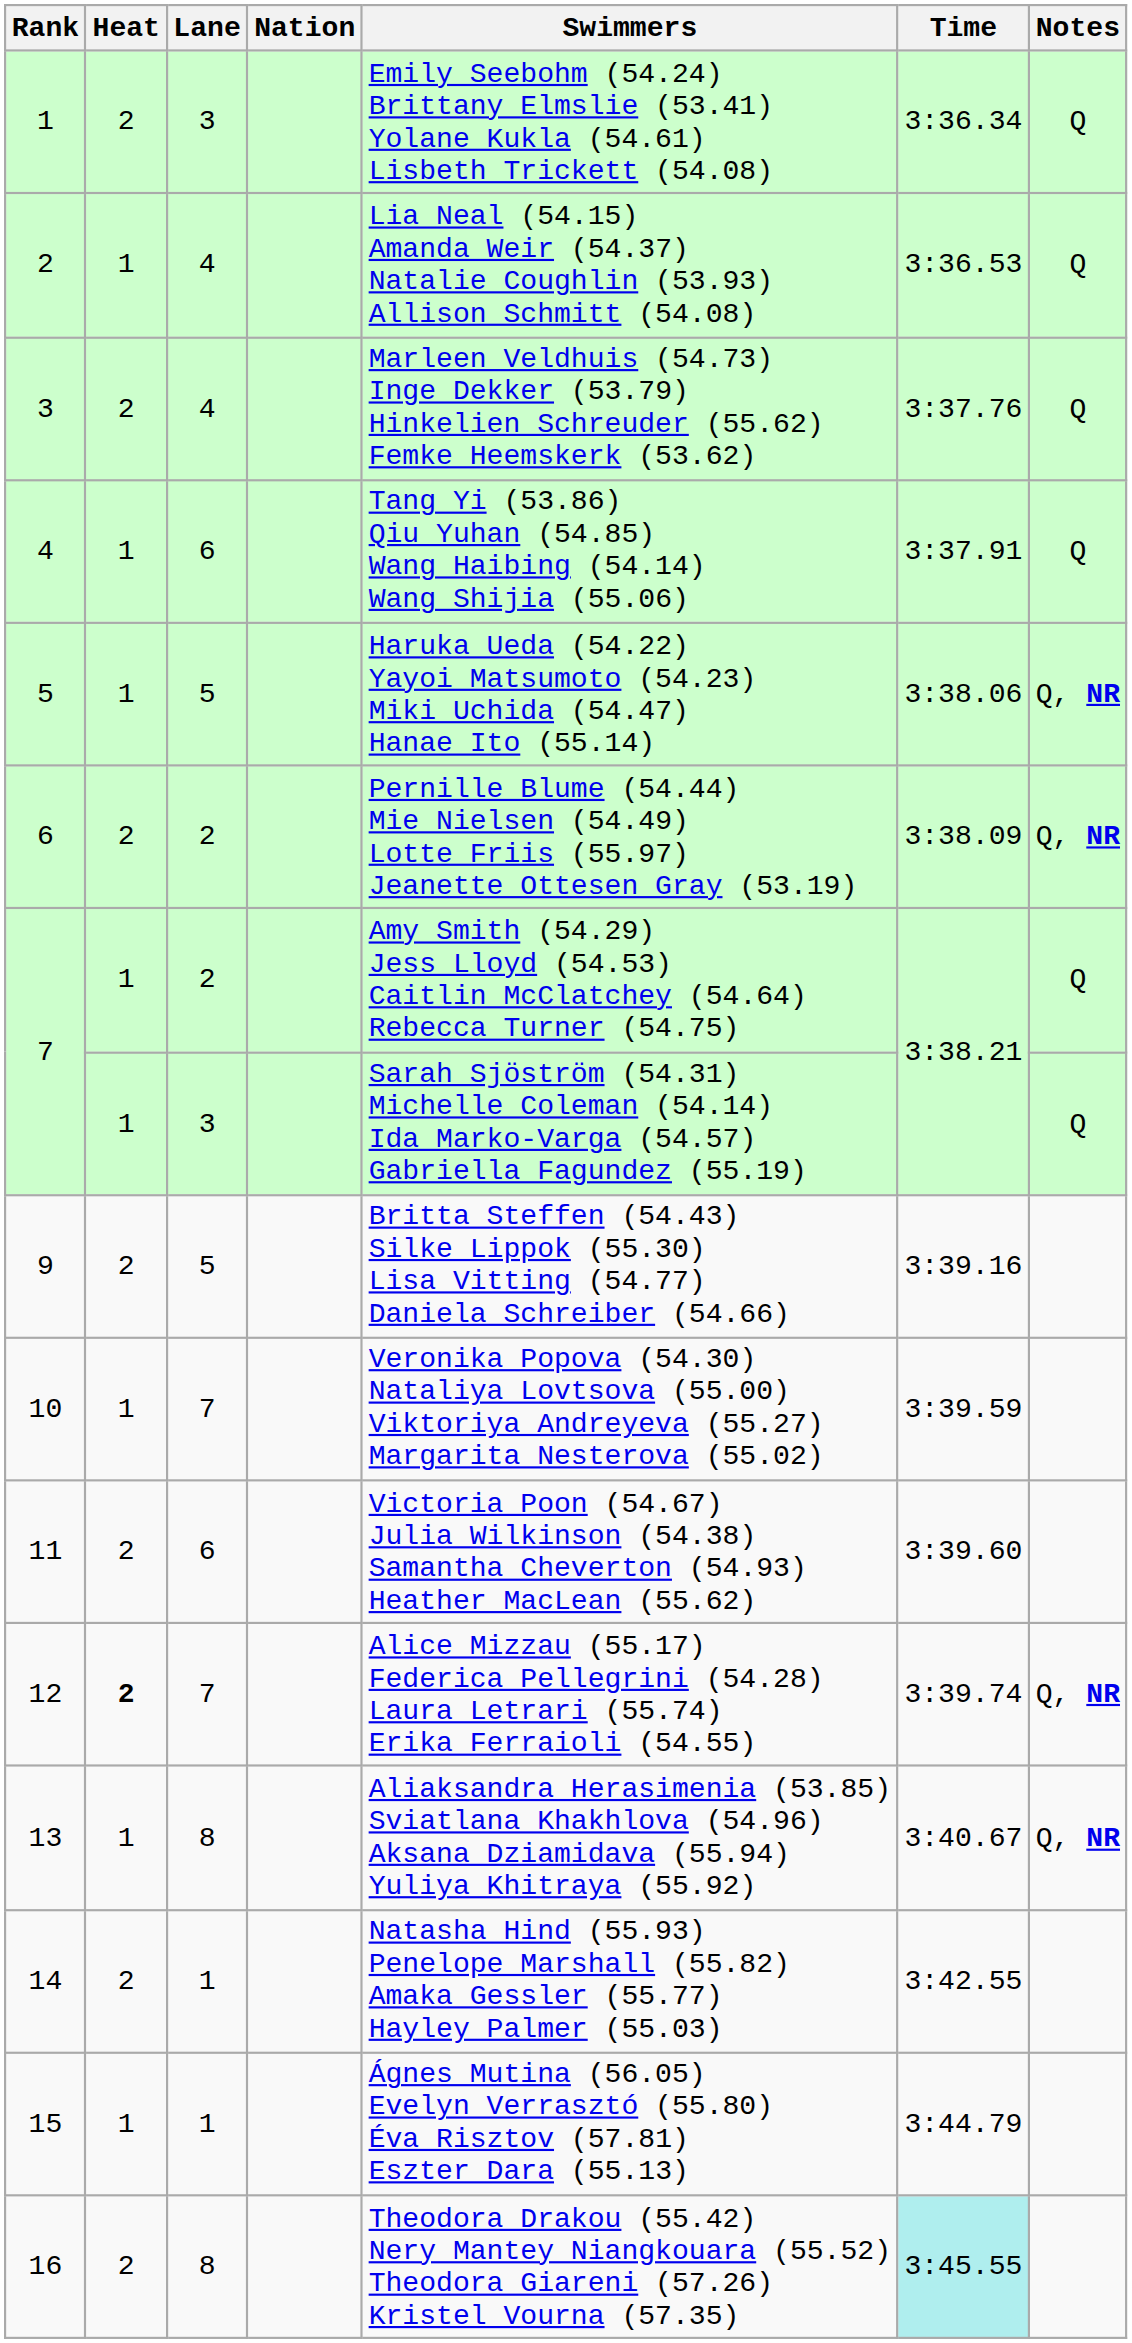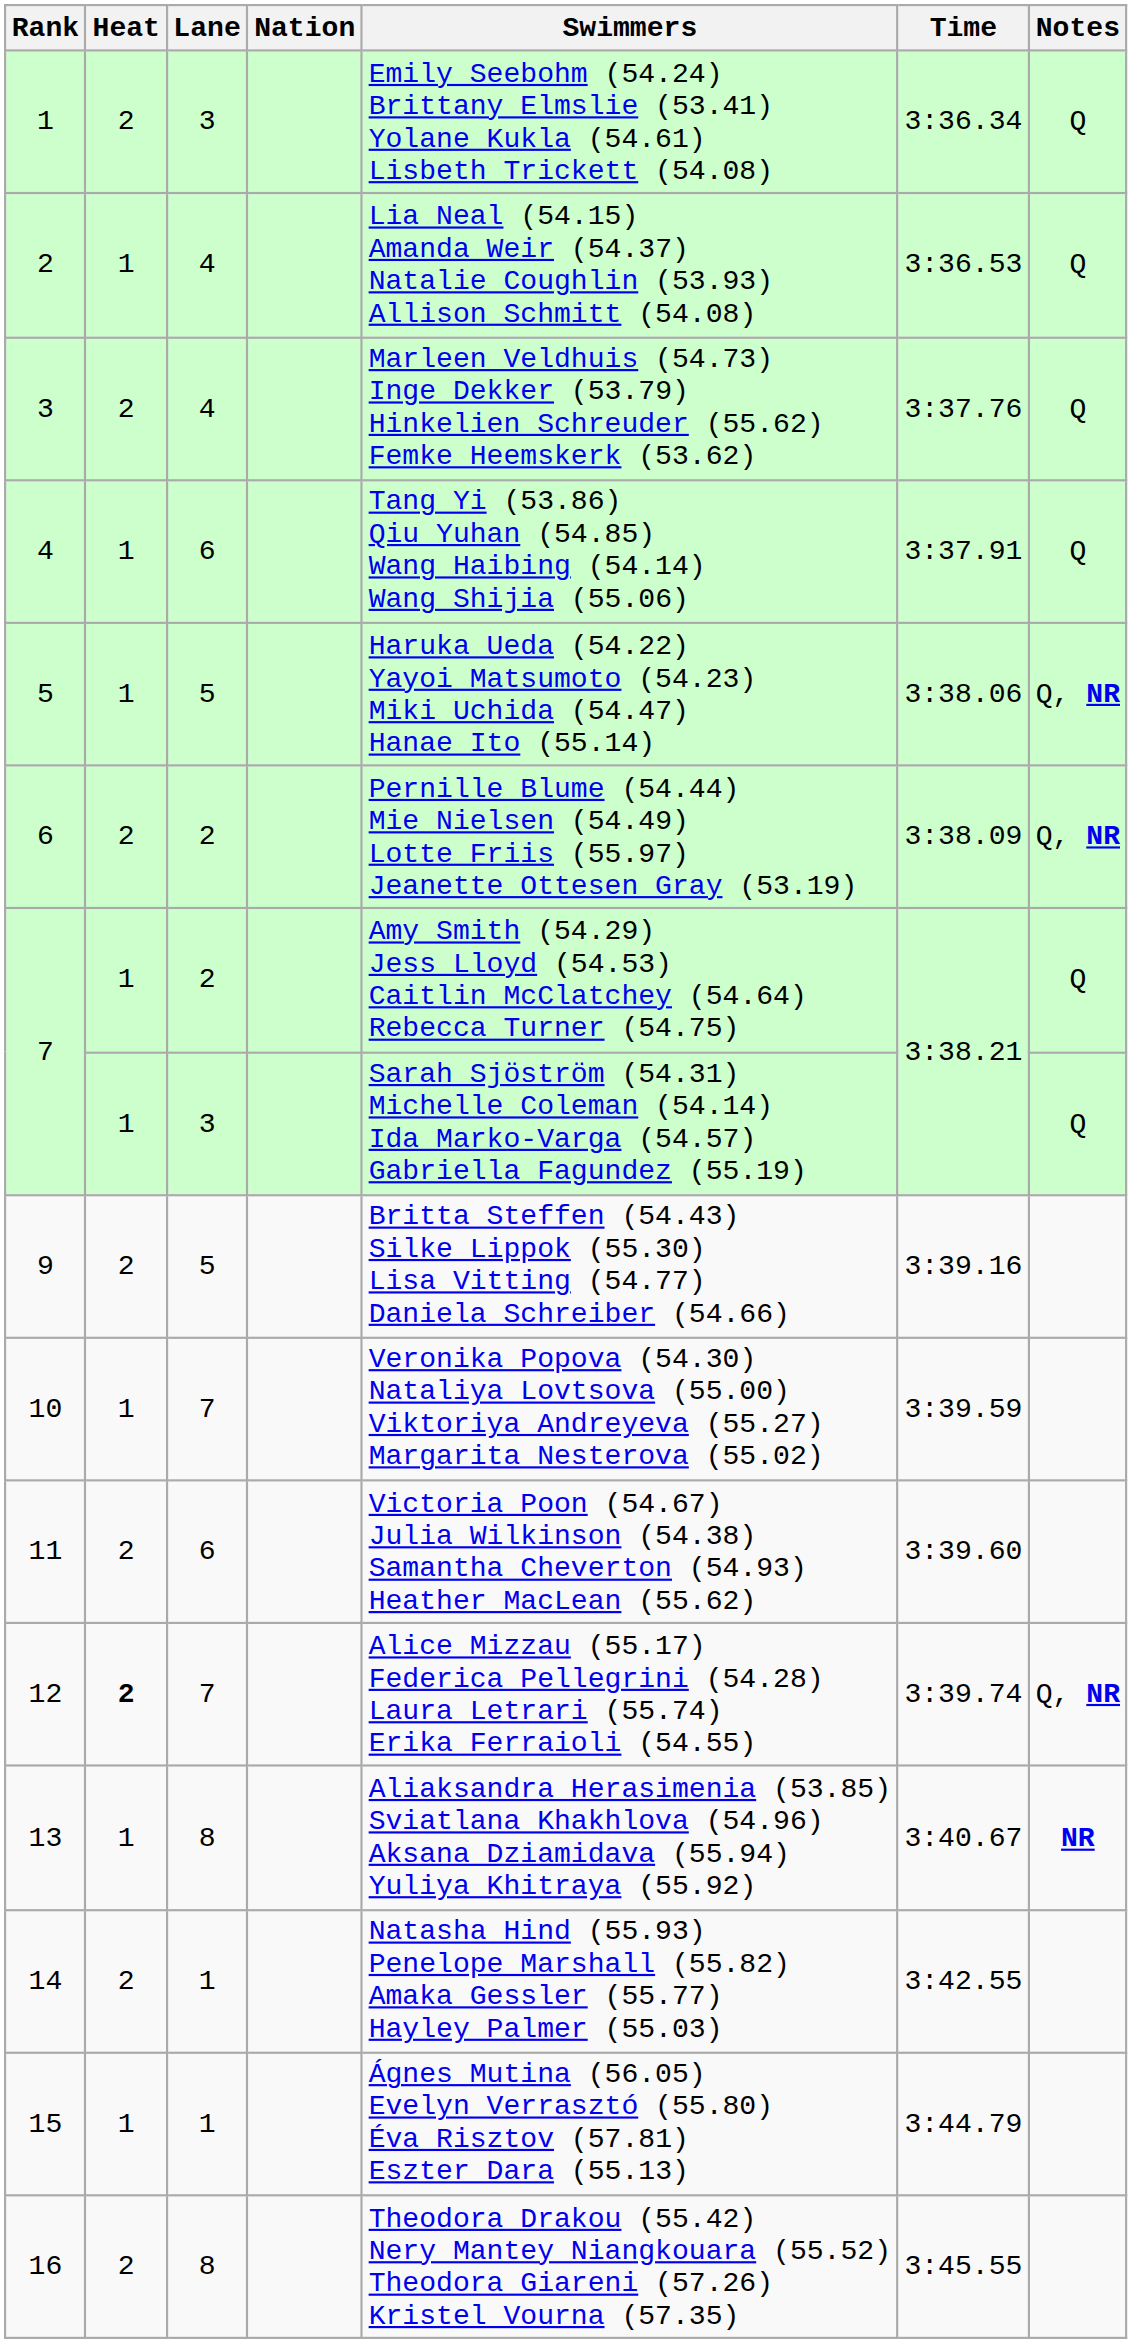(1078, 1838) Q, NR -> (1078, 1838) NR
(963, 2267) paleturquoise background -> (963, 2267) no background
